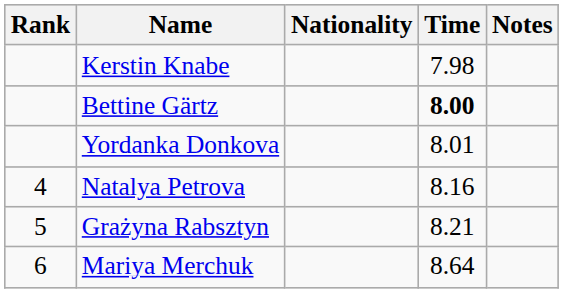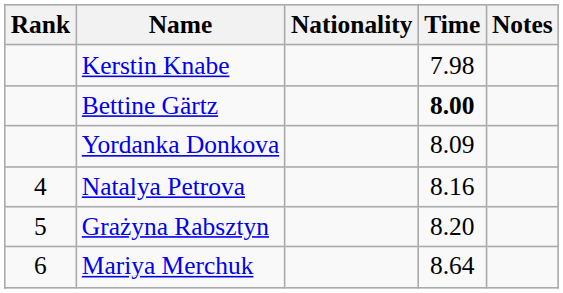(452, 145) 8.01 -> (452, 145) 8.09
(452, 226) 8.21 -> (452, 226) 8.20
